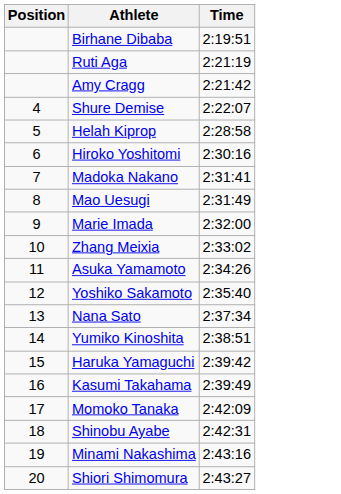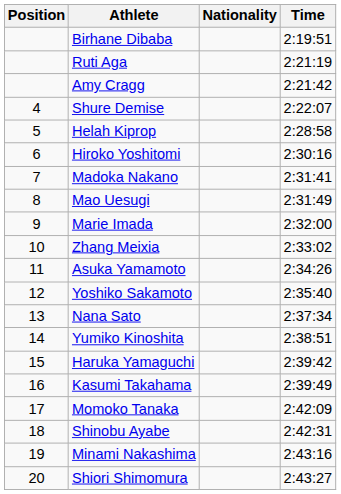+ column: (240, 16)
